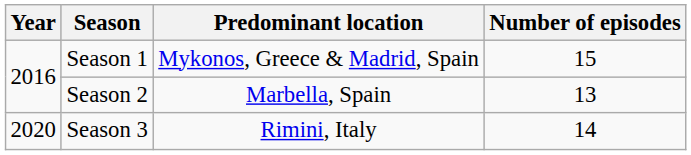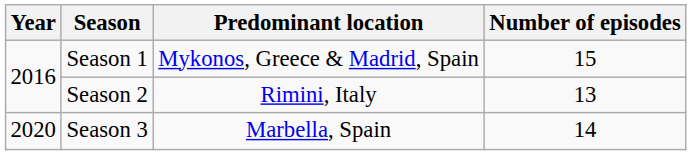(319, 94) Marbella, Spain -> (319, 94) Rimini, Italy
(319, 130) Rimini, Italy -> (319, 130) Marbella, Spain
